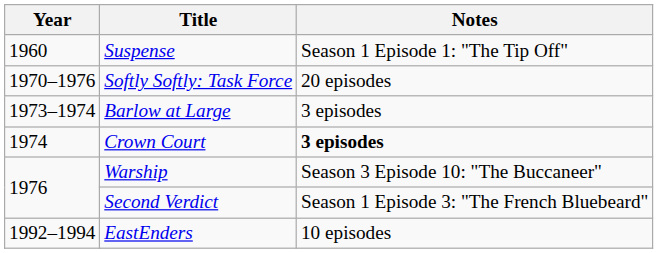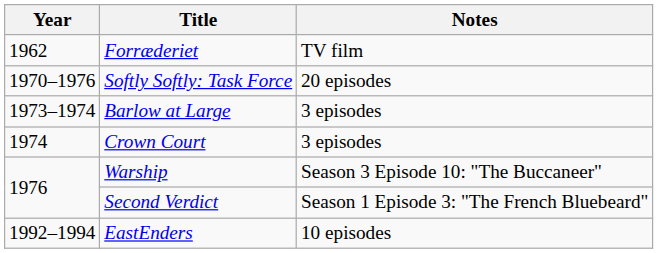- row: (139, 50)
+ row: (151, 50)
(342, 141) bold -> (341, 141) normal
